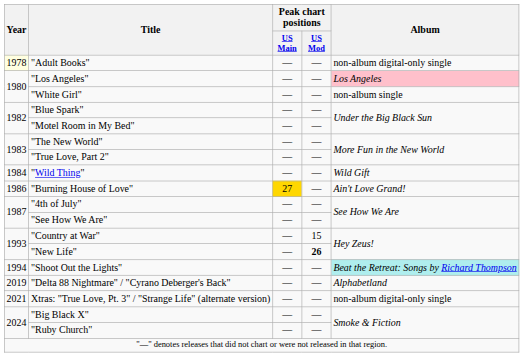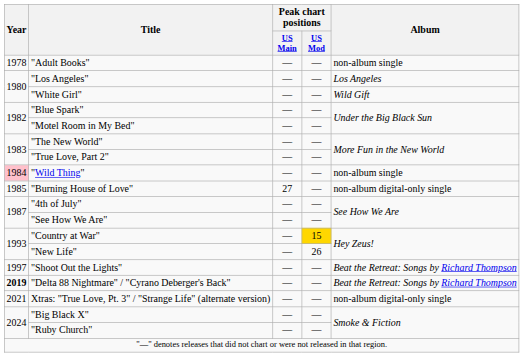(17, 63) lightyellow background -> (17, 63) no background
(392, 63) non-album digital-only single -> (368, 63) non-album single
(357, 78) pink background -> (357, 78) no background
(368, 94) non-album single -> (351, 94) Wild Gift
(17, 173) no background -> (17, 173) pink background
(351, 173) Wild Gift -> (368, 173) non-album single
(17, 188) 1986 -> (17, 188) 1985
(287, 188) gold background -> (287, 188) no background
(369, 188) Ain't Love Grand! -> (392, 188) non-album digital-only single
(316, 236) no background -> (316, 236) gold background
(316, 251) bold -> (316, 251) normal
(17, 267) 1994 -> (17, 267) 1997
(425, 267) paleturquoise background -> (425, 267) no background
(17, 283) normal -> (17, 283) bold
(360, 283) Alphabetland -> (425, 283) Beat the Retreat: Songs by Richard Thompson
